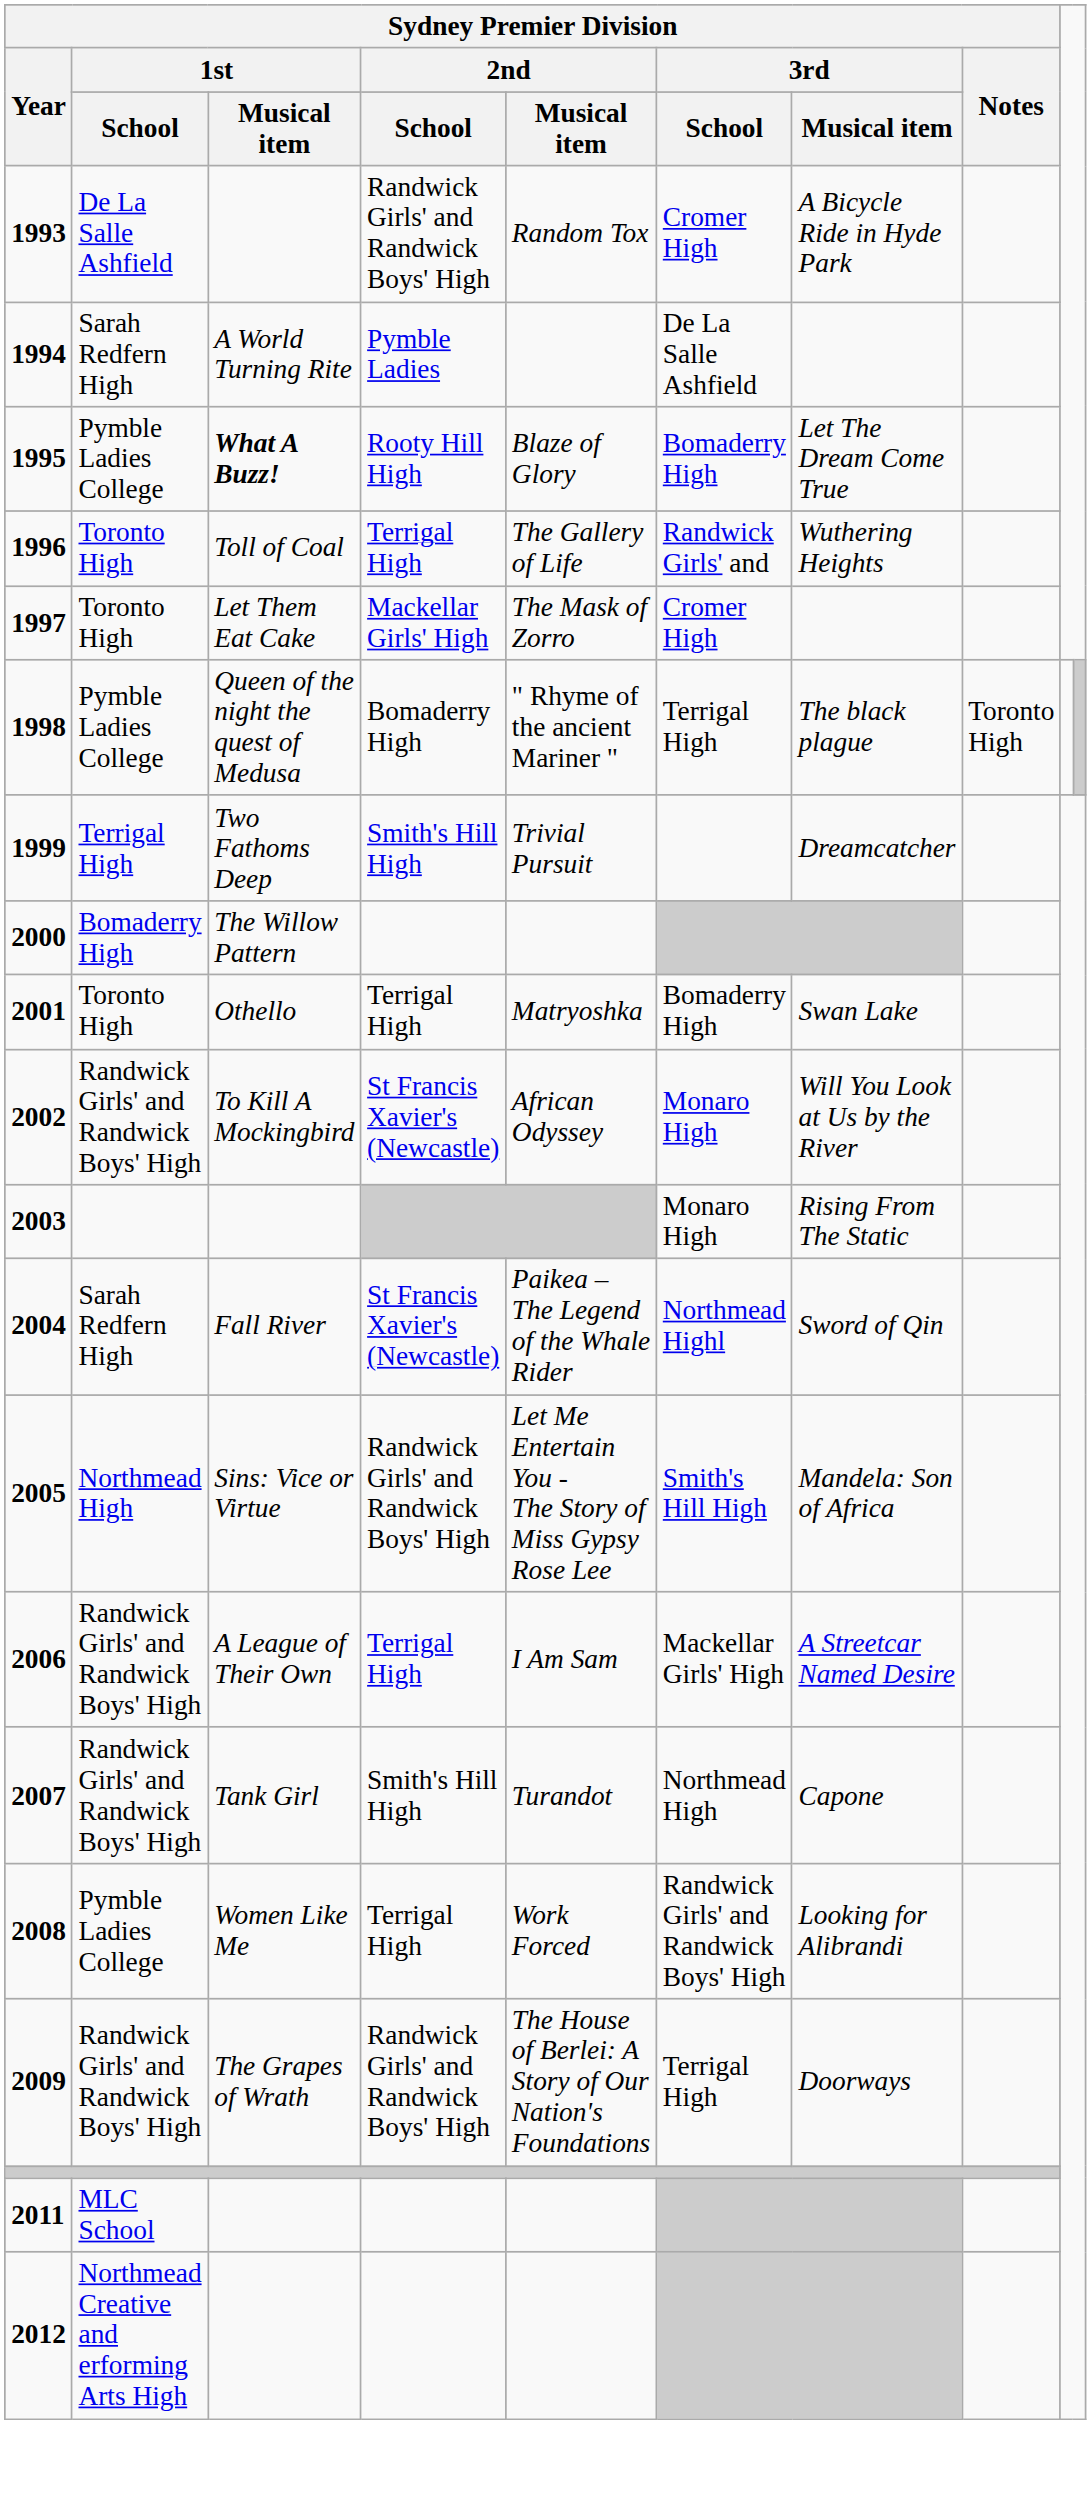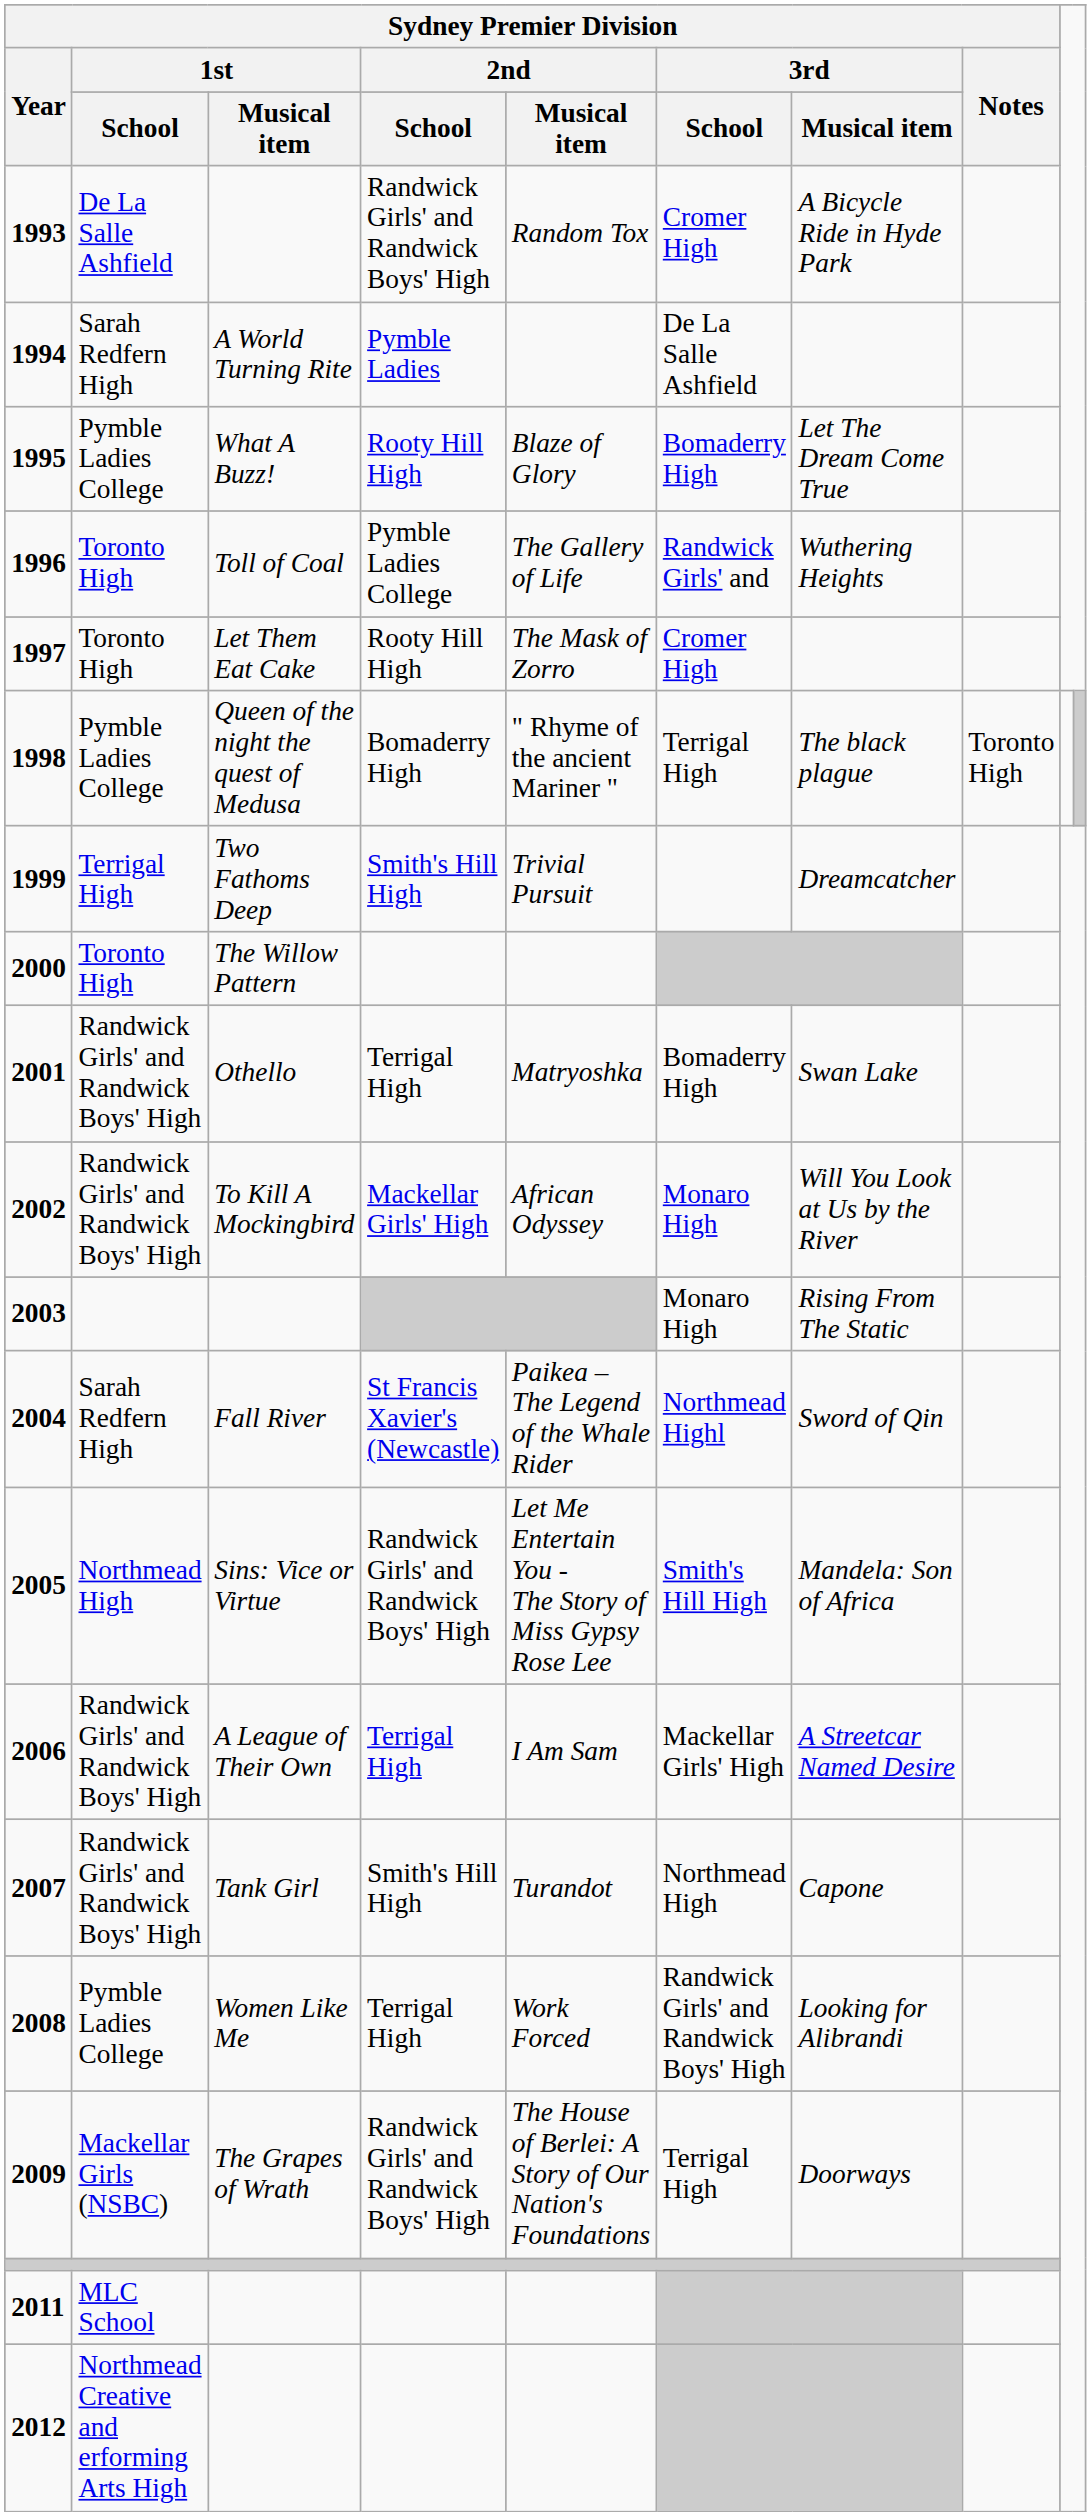(256, 458) bold -> (254, 458) normal
(410, 548) Terrigal High -> (410, 563) Pymble Ladies College
(428, 622) Mackellar Girls' High -> (425, 653) Rooty Hill High
(140, 937) Bomaderry High -> (122, 967) Toronto High
(122, 1011) Toronto High -> (140, 1072) Randwick Girls' and Randwick Boys' High
(433, 1116) St Francis Xavier's (Newcastle) -> (428, 1208) Mackellar Girls' High
(140, 2081) Randwick Girls' and Randwick Boys' High -> (134, 2174) Mackellar Girls (NSBC)
